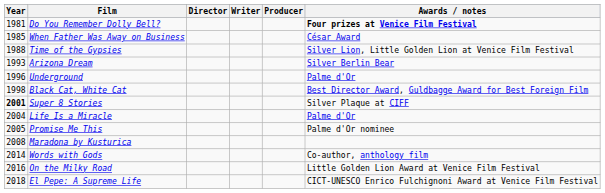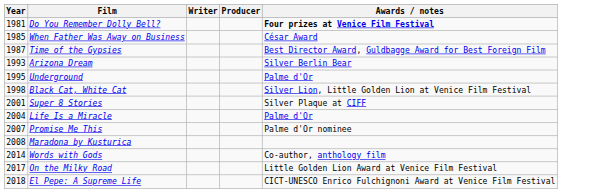- column: (208, 11)
(16, 50) 1988 -> (16, 50) 1987
(440, 50) Silver Lion, Little Golden Lion at Venice Film Festival -> (405, 50) Best Director Award, Guldbagge Award for Best Foreign Film
(16, 77) 1996 -> (16, 77) 1995
(448, 90) Best Director Award, Guldbagge Award for Best Foreign Film -> (398, 90) Silver Lion, Little Golden Lion at Venice Film Festival
(16, 103) bold -> (16, 103) normal
(16, 129) 2005 -> (16, 129) 2007
(16, 169) 2016 -> (16, 169) 2017
